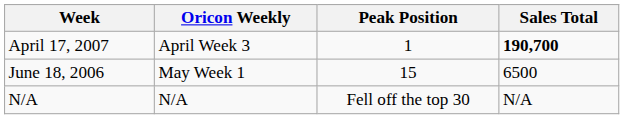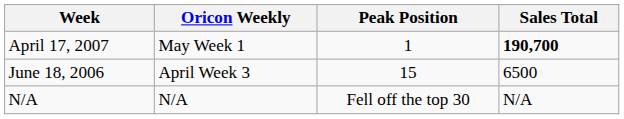(204, 45) April Week 3 -> (202, 45) May Week 1
(202, 72) May Week 1 -> (204, 72) April Week 3
